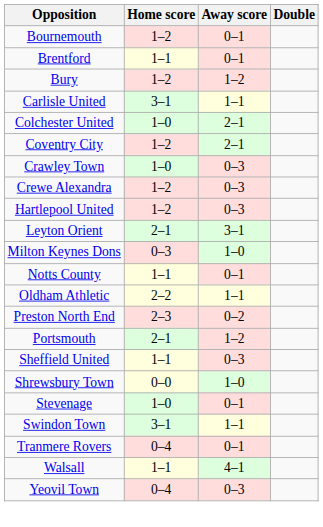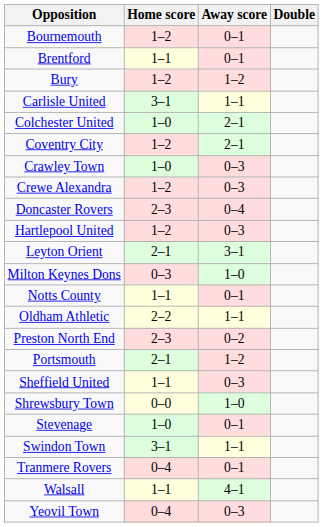+ row: (64, 209)
